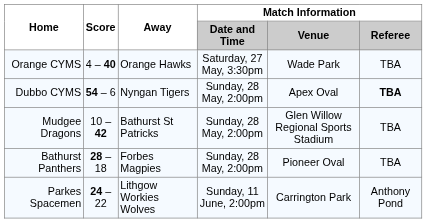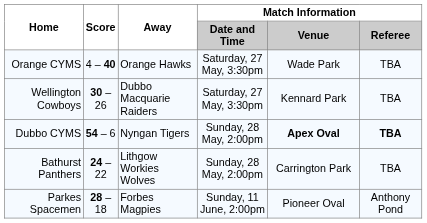+ row: (56, 99)
(314, 93) normal -> (314, 134) bold
- row: (61, 128)
(101, 162) 28 – 18 -> (101, 168) 24 – 22
(141, 162) Forbes Magpies -> (140, 168) Lithgow Workies Wolves
(314, 162) Pioneer Oval -> (314, 168) Carrington Park
(101, 197) 24 – 22 -> (101, 203) 28 – 18
(140, 197) Lithgow Workies Wolves -> (141, 203) Forbes Magpies
(314, 197) Carrington Park -> (314, 203) Pioneer Oval
